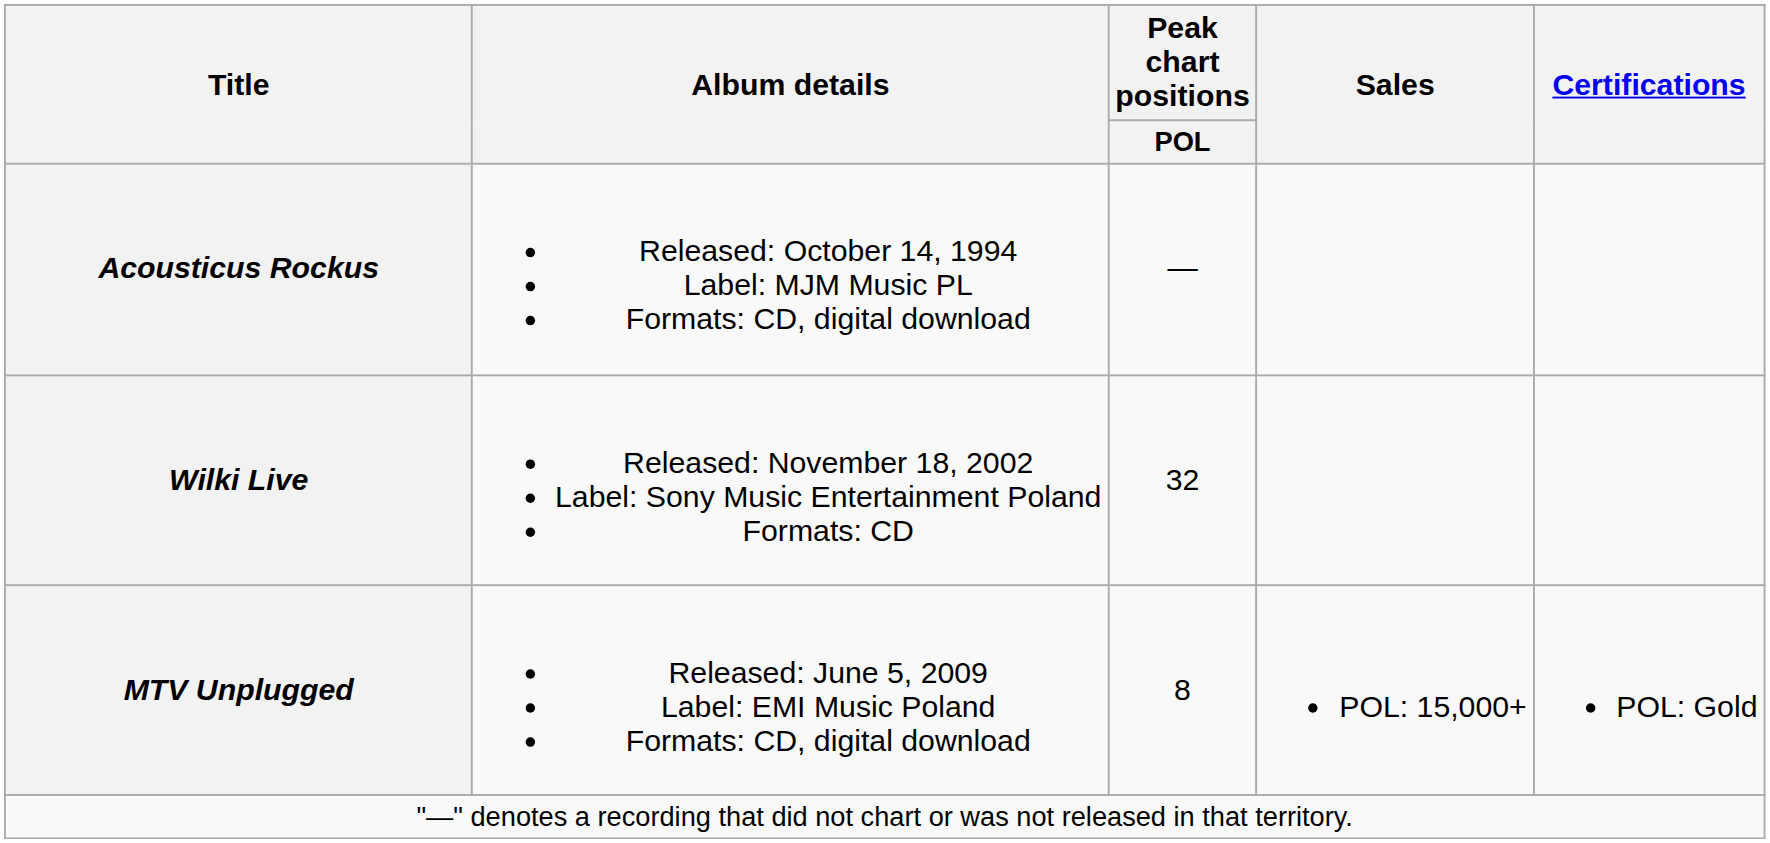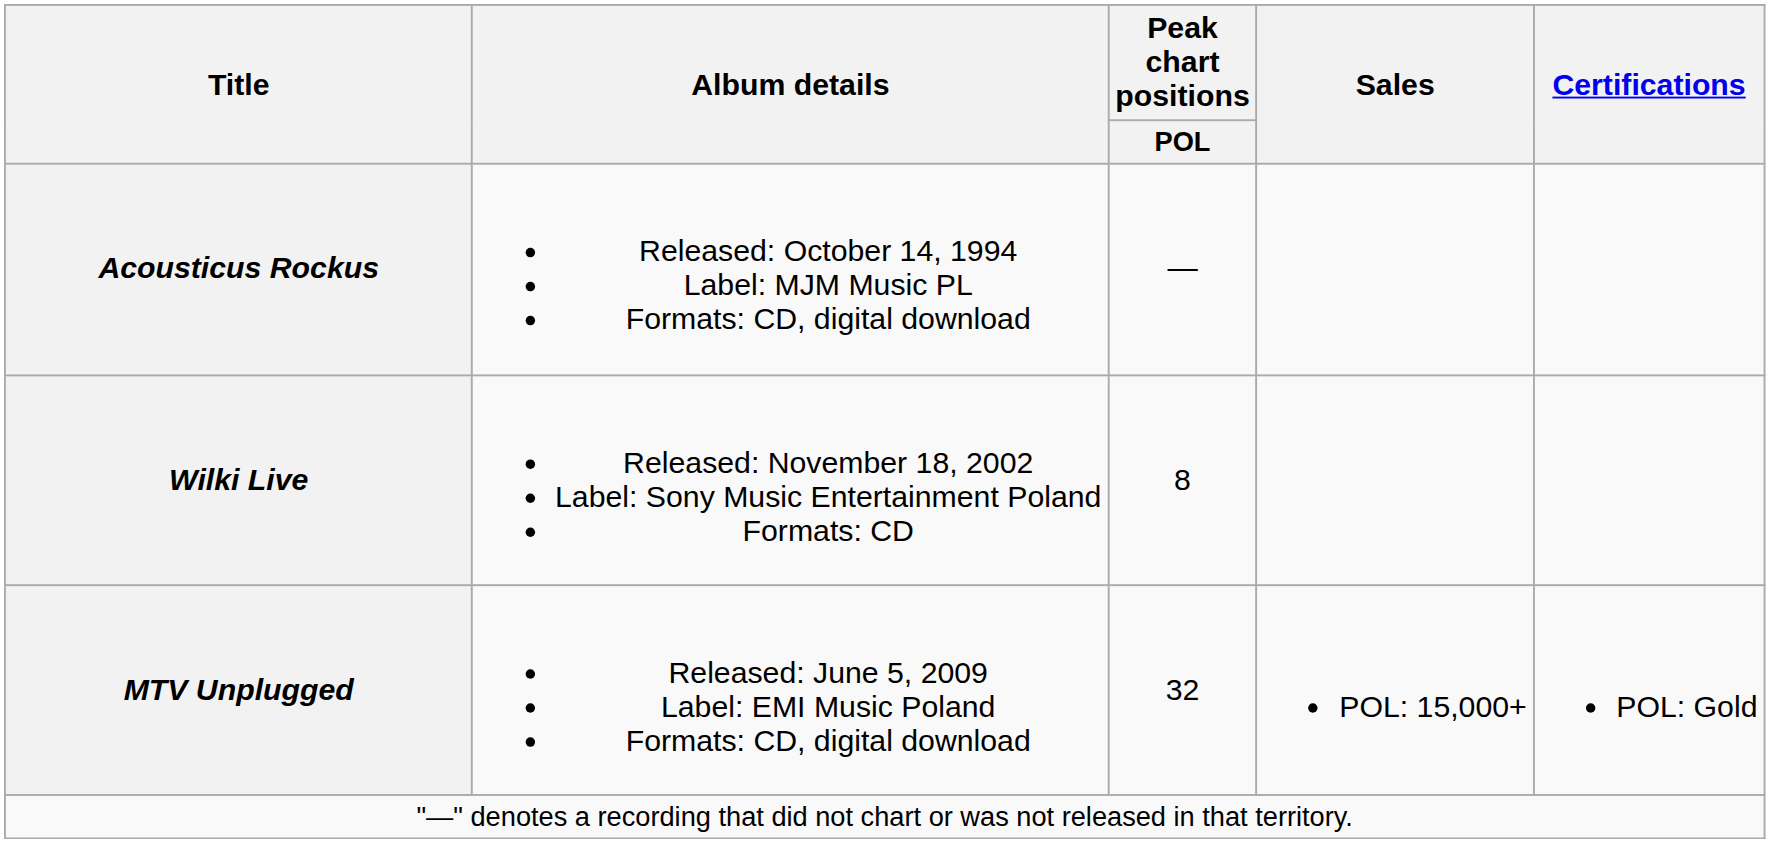(1183, 479) 32 -> (1183, 479) 8
(1183, 689) 8 -> (1183, 689) 32
